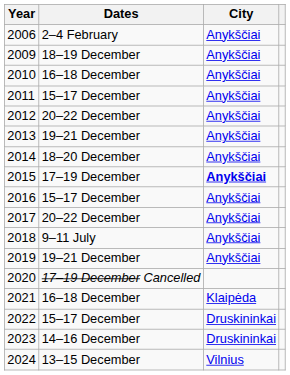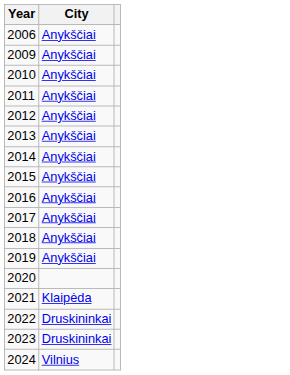- column: (121, 14)
(236, 177) bold -> (69, 177) normal
